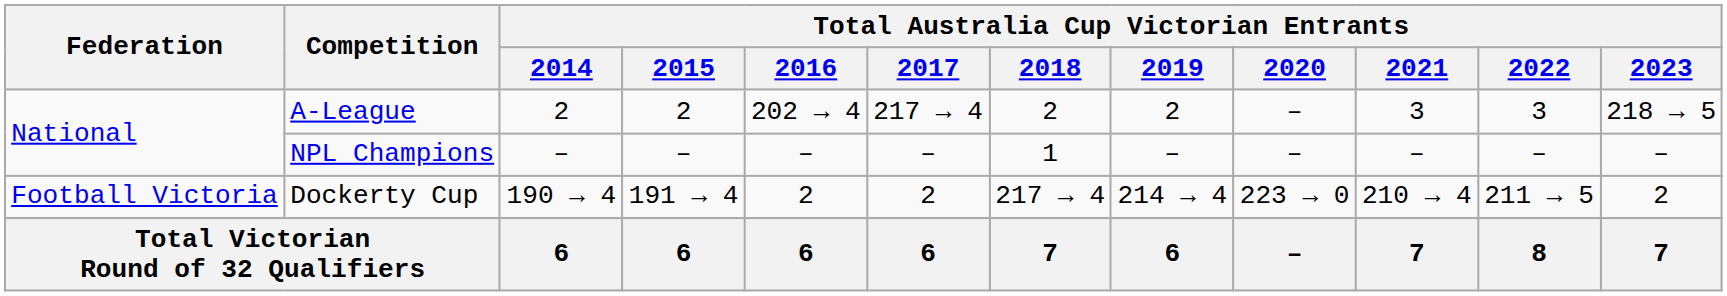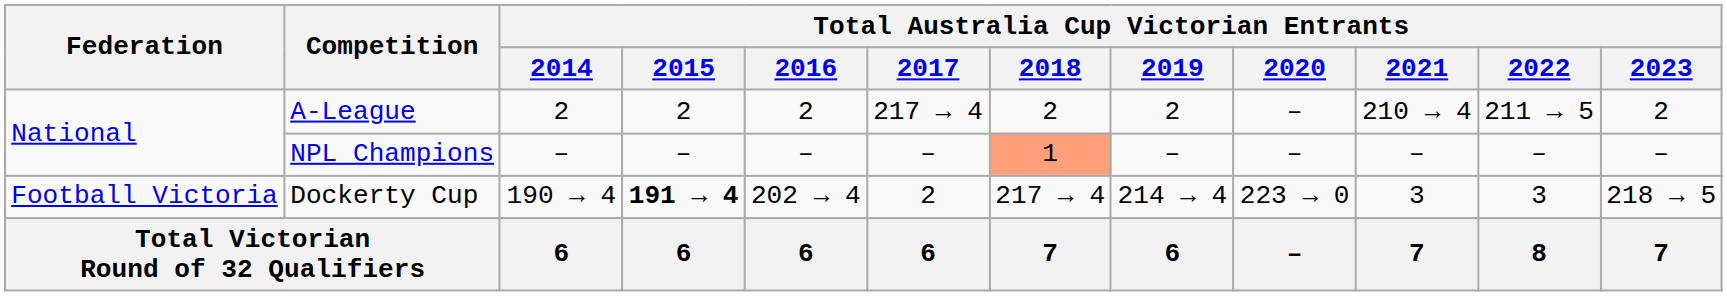(806, 111) 202 → 4 -> (806, 111) 2
(1417, 111) 3 -> (1417, 111) 210 → 4
(1539, 111) 3 -> (1539, 111) 211 → 5
(1661, 111) 218 → 5 -> (1661, 111) 2
(1050, 154) no background -> (1050, 154) lightsalmon background
(684, 197) normal -> (684, 197) bold
(806, 197) 2 -> (806, 197) 202 → 4
(1417, 197) 210 → 4 -> (1417, 197) 3
(1539, 197) 211 → 5 -> (1539, 197) 3
(1661, 197) 2 -> (1661, 197) 218 → 5
